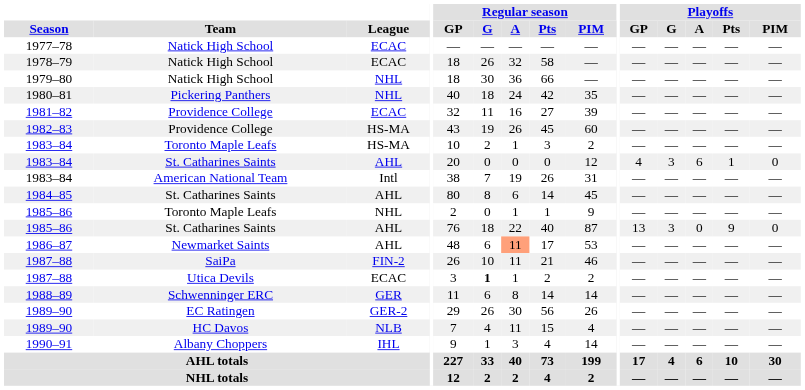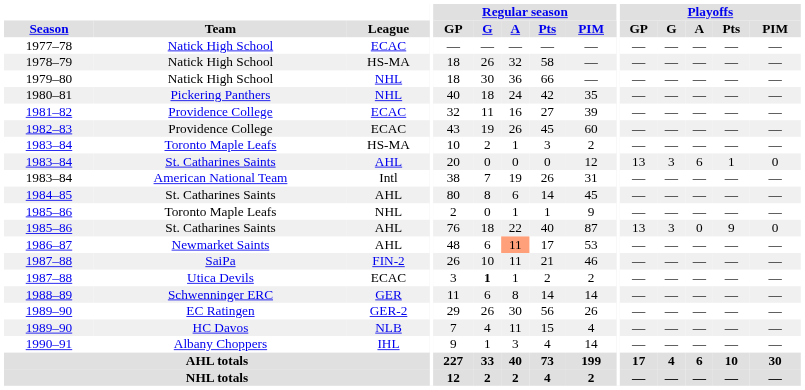(389, 62) ECAC -> (389, 62) HS-MA
(389, 128) HS-MA -> (389, 128) ECAC
(639, 161) 4 -> (639, 161) 13
